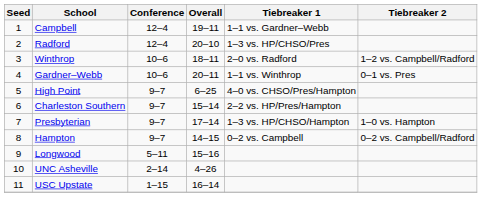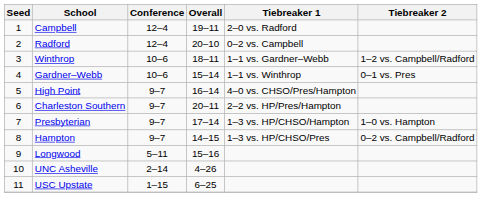(278, 28) 1–1 vs. Gardner–Webb -> (262, 28) 2–0 vs. Radford
(278, 44) 1–3 vs. HP/CHSO/Pres -> (265, 44) 0–2 vs. Campbell
(262, 59) 2–0 vs. Radford -> (278, 59) 1–1 vs. Gardner–Webb
(206, 75) 20–11 -> (206, 75) 15–14
(206, 91) 6–25 -> (206, 91) 16–14
(206, 106) 15–14 -> (206, 106) 20–11
(265, 137) 0–2 vs. Campbell -> (278, 137) 1–3 vs. HP/CHSO/Pres
(206, 184) 16–14 -> (206, 184) 6–25
